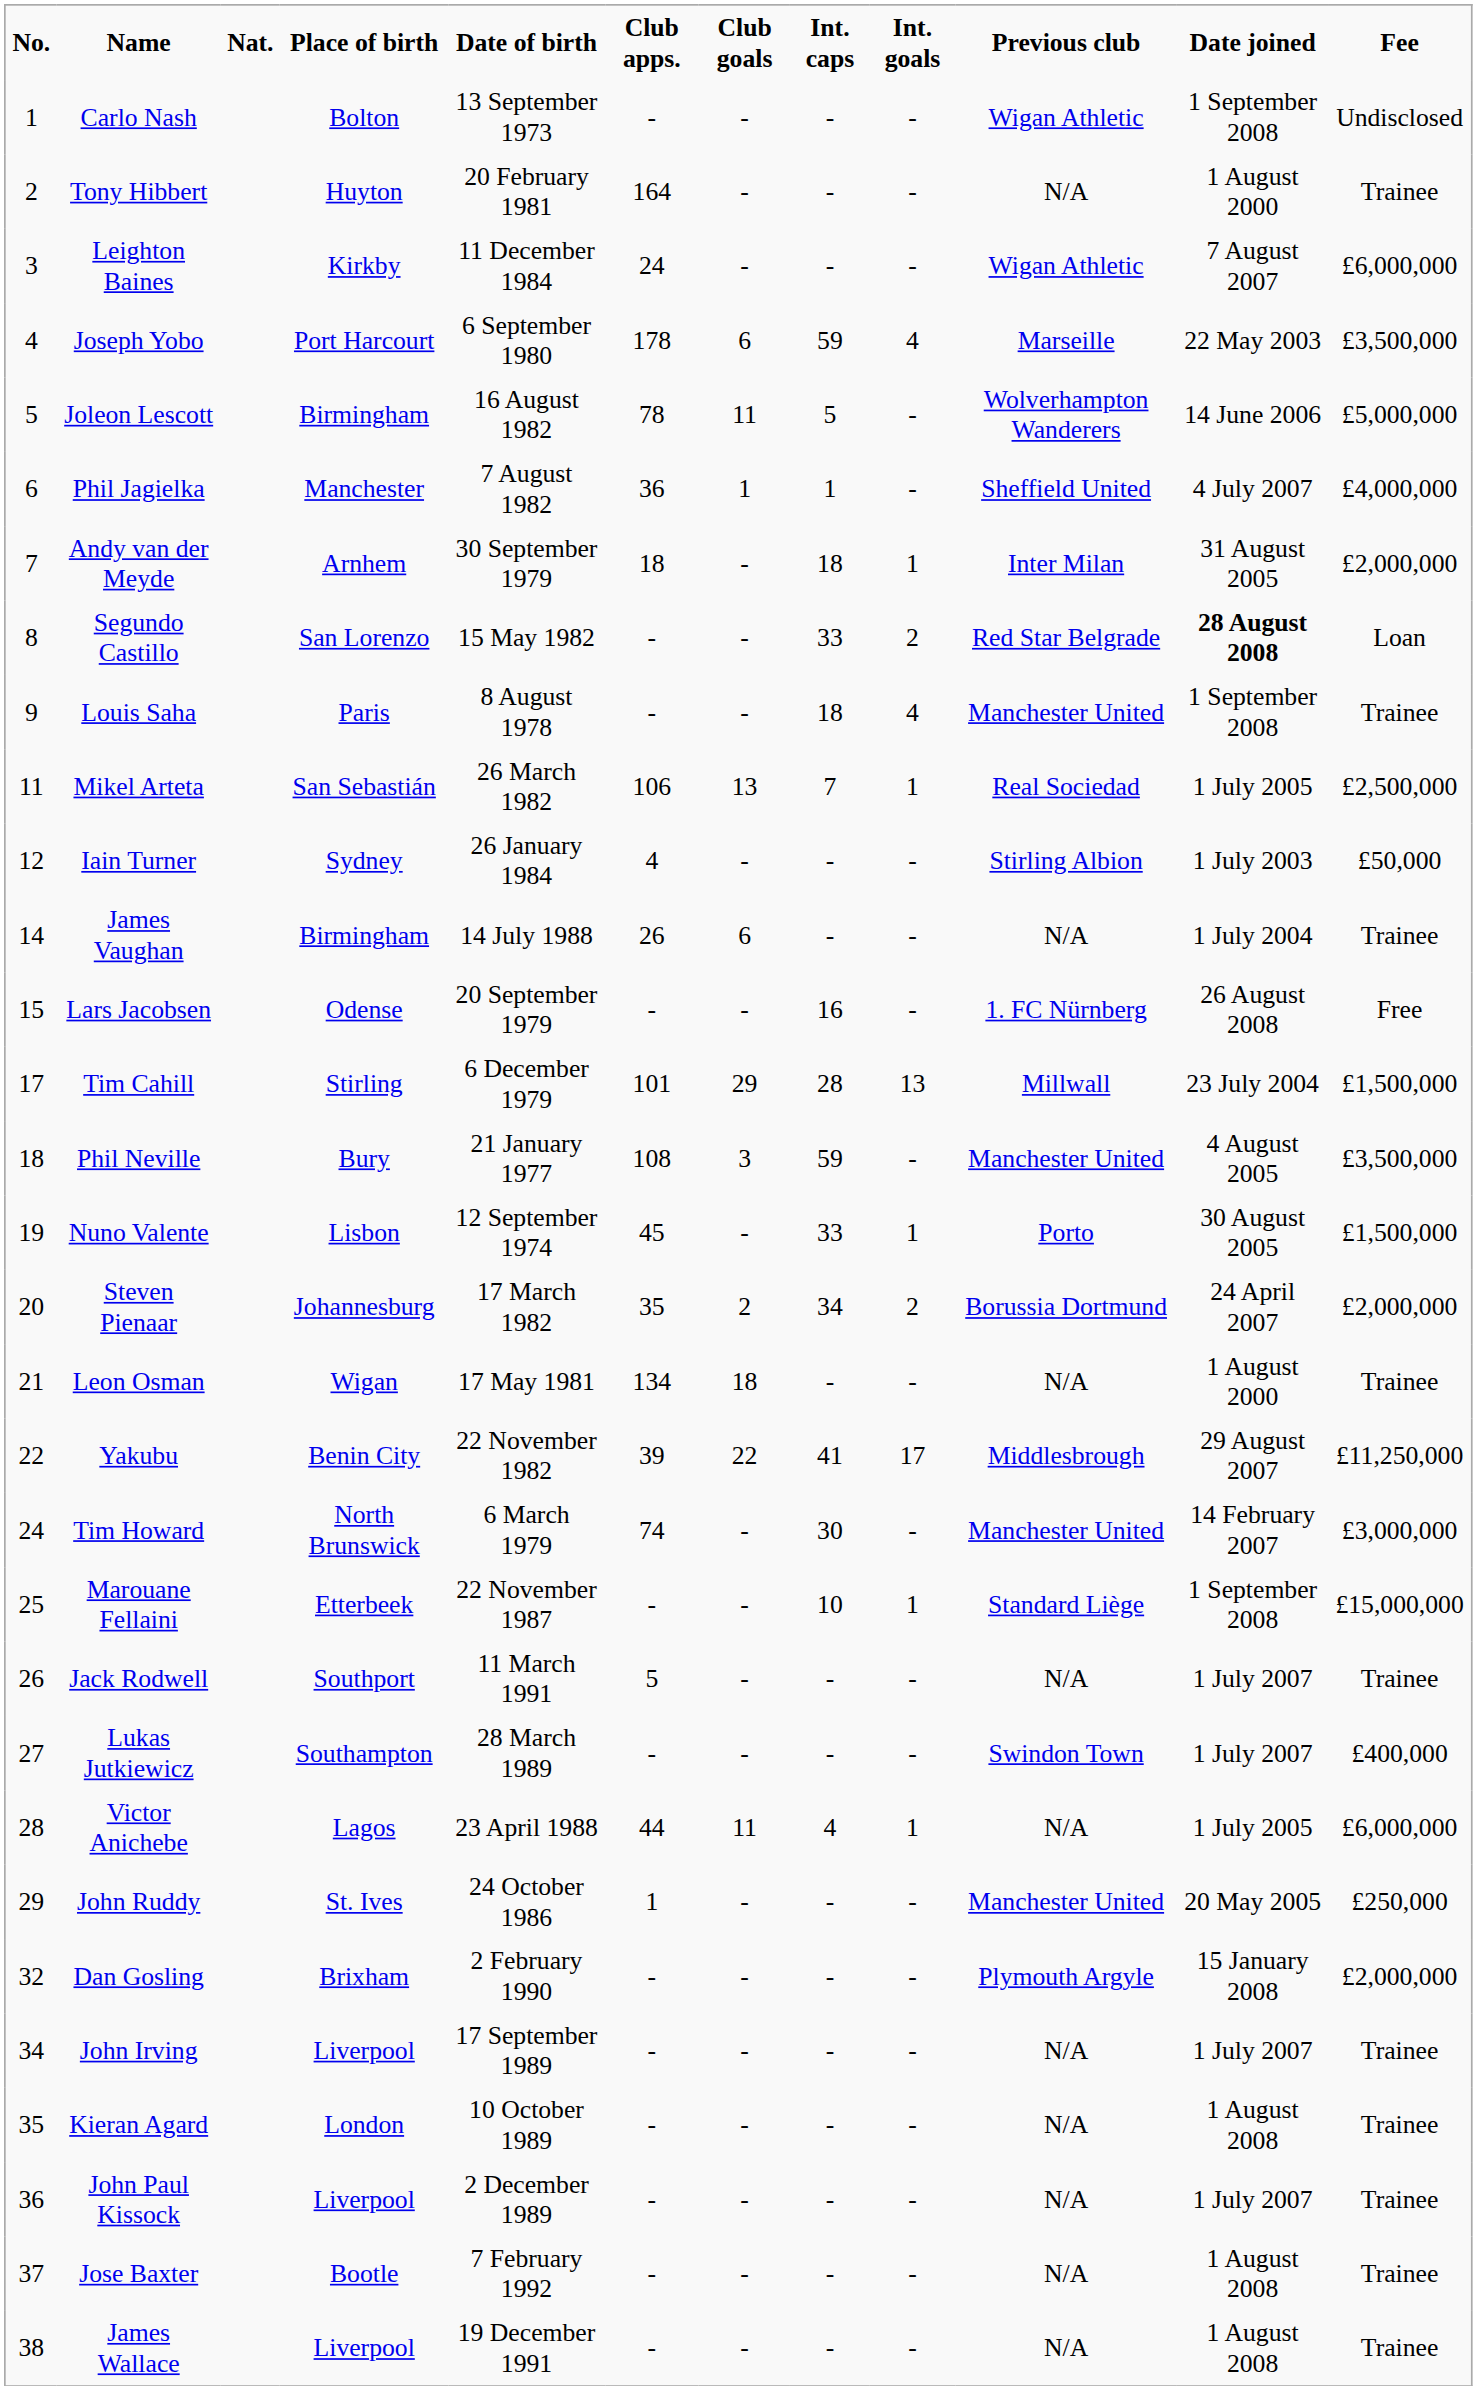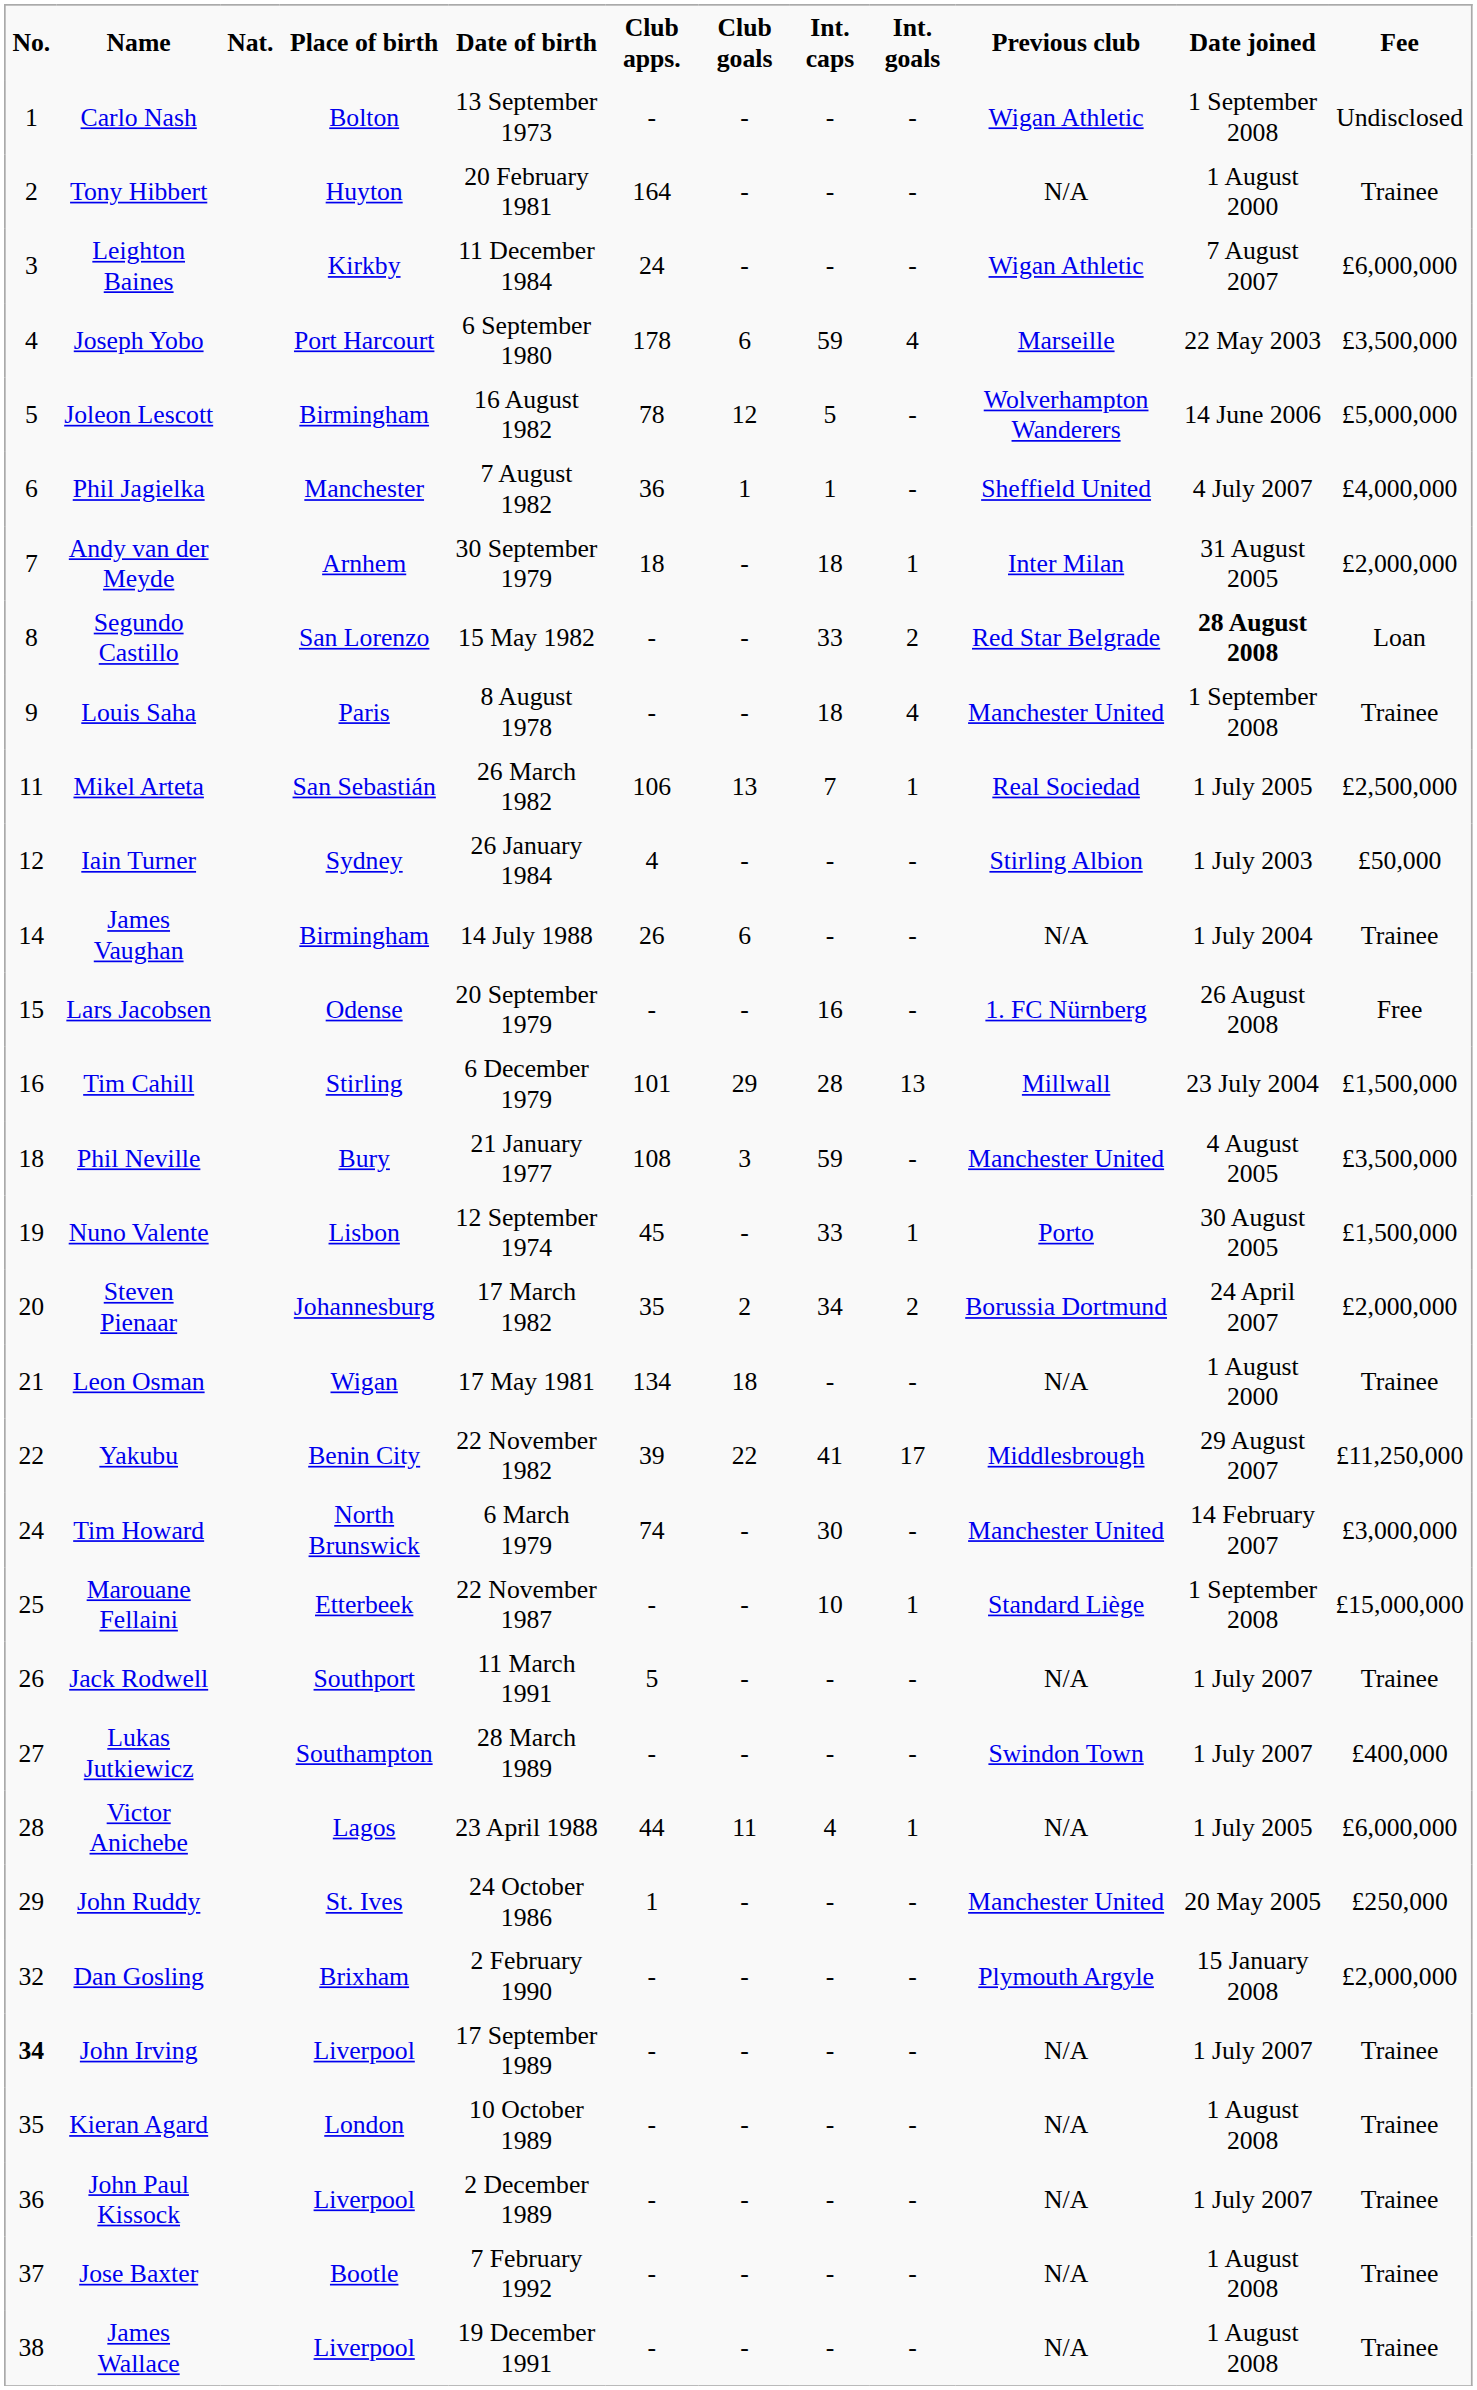(745, 414) 11 -> (745, 414) 12
(31, 1083) 17 -> (31, 1083) 16
(31, 2050) normal -> (31, 2050) bold
